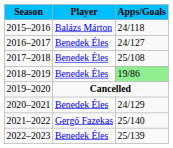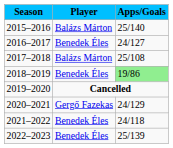(131, 27) 24/118 -> (131, 27) 25/140
(82, 58) Benedek Éles -> (84, 58) Balázs Márton
(82, 105) Benedek Éles -> (84, 105) Gergő Fazekas
(84, 120) Gergő Fazekas -> (82, 120) Benedek Éles
(131, 120) 25/140 -> (131, 120) 24/118
